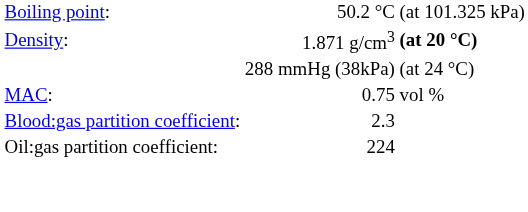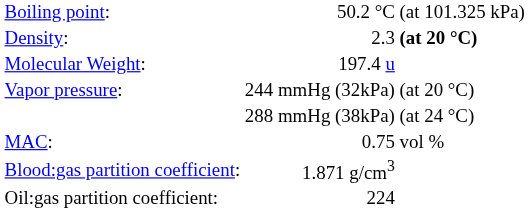(348, 40) 1.871 g/cm3 -> (383, 38) 2.3
+ row: (75, 63)
+ row: (64, 89)
(383, 121) 2.3 -> (348, 170) 1.871 g/cm3
